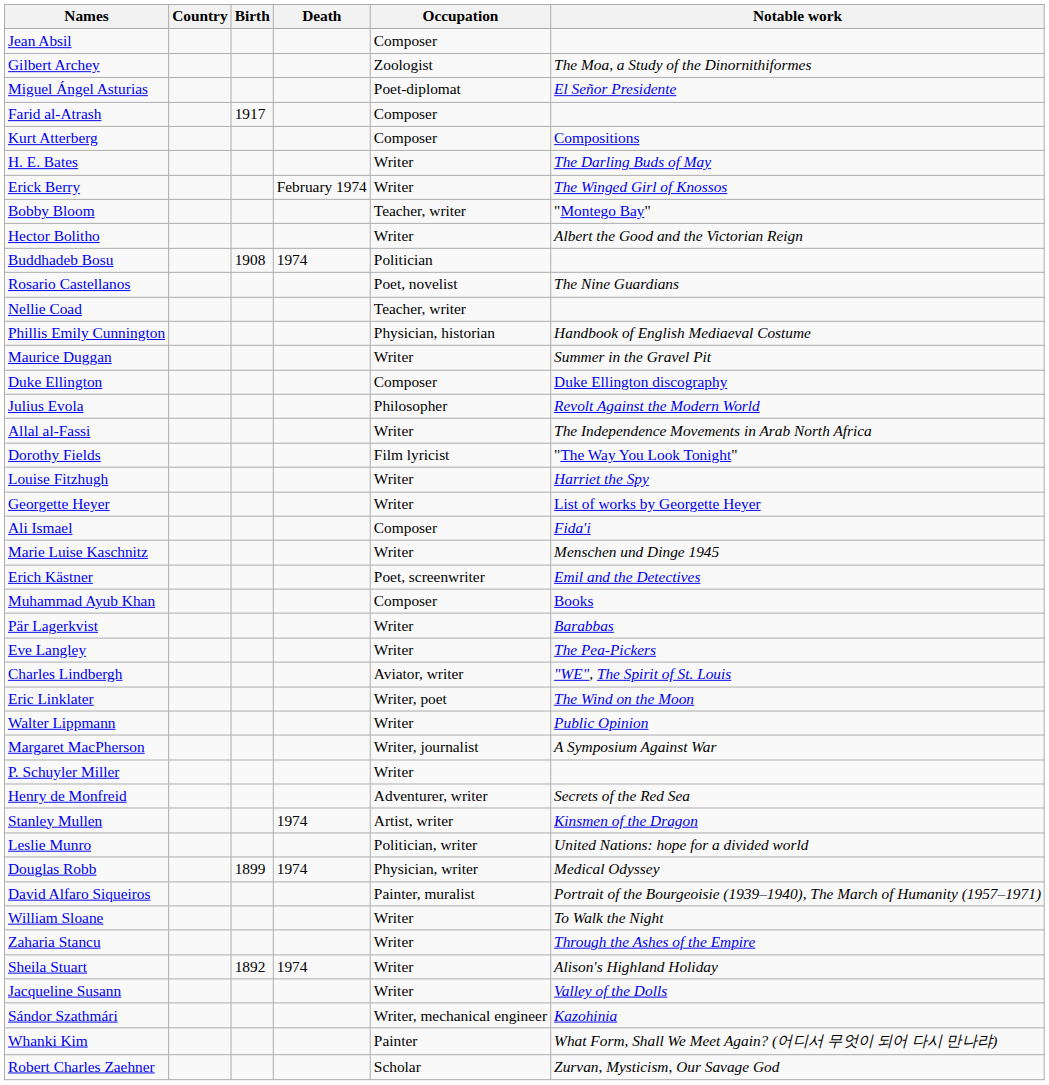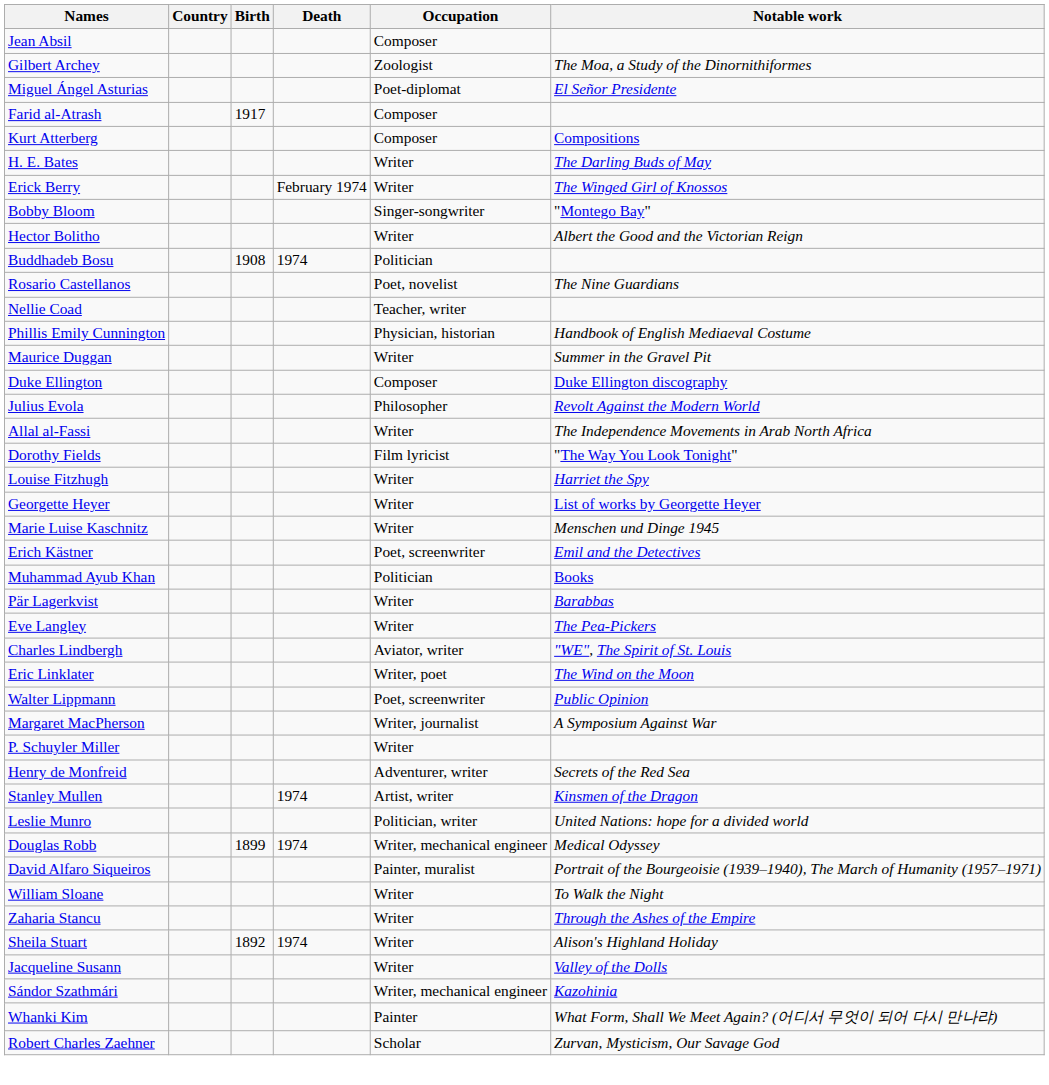(420, 211) Teacher, writer -> (429, 211) Singer-songwriter
- row: (40, 528)
(405, 601) Composer -> (403, 576) Politician
(394, 723) Writer -> (429, 698) Poet, screenwriter
(426, 869) Physician, writer -> (460, 844) Writer, mechanical engineer
